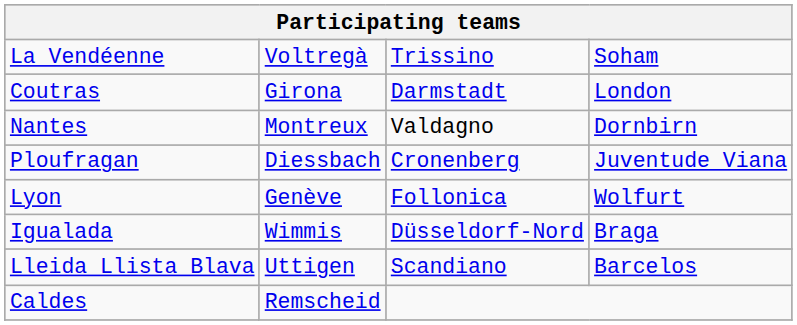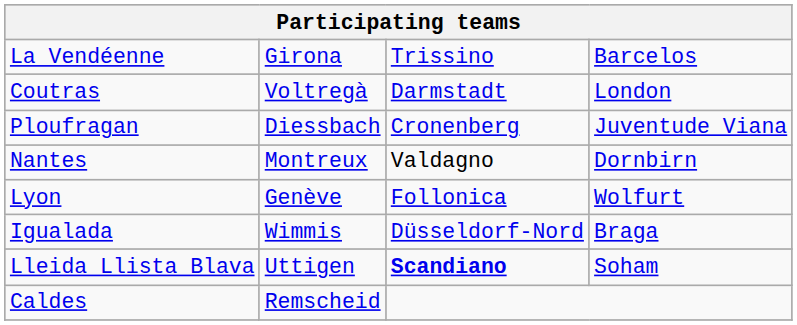(316, 57) Voltregà -> (303, 57) Girona
(626, 57) Soham -> (646, 57) Barcelos
(303, 92) Girona -> (316, 92) Voltregà
rows swapped: (74, 162) <-> (49, 127)
(449, 267) normal -> (449, 267) bold
(646, 267) Barcelos -> (626, 267) Soham
